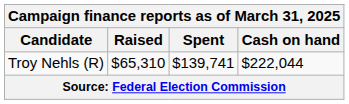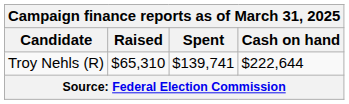(273, 63) $222,044 -> (273, 63) $222,644
